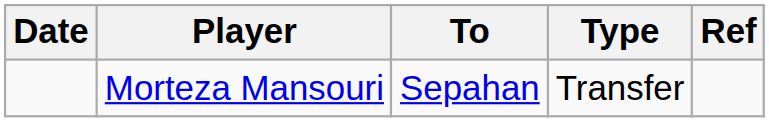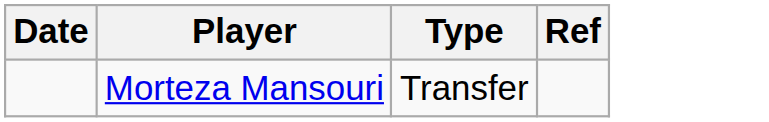- column: (470, 32)
